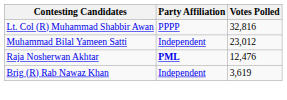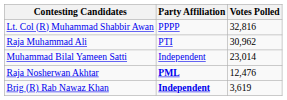+ row: (47, 42)
(243, 42) 23,012 -> (243, 57) 23,014
(182, 73) normal -> (184, 88) bold
